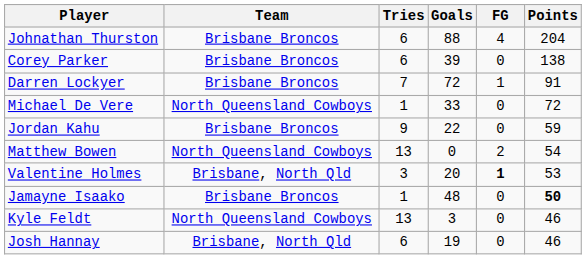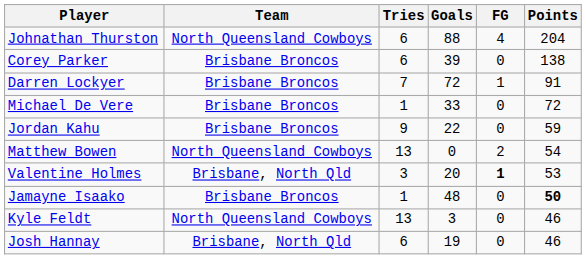(272, 39) Brisbane Broncos -> (272, 39) North Queensland Cowboys
(272, 107) North Queensland Cowboys -> (272, 107) Brisbane Broncos
